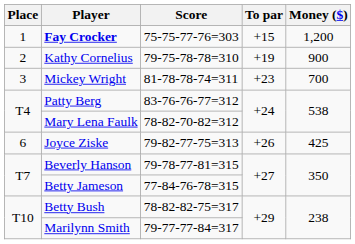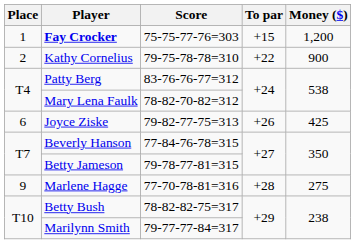(264, 57) +19 -> (264, 57) +22
- row: (85, 79)
(191, 164) 79-78-77-81=315 -> (191, 143) 77-84-76-78=315
(191, 185) 77-84-76-78=315 -> (191, 164) 79-78-77-81=315
+ row: (86, 185)
